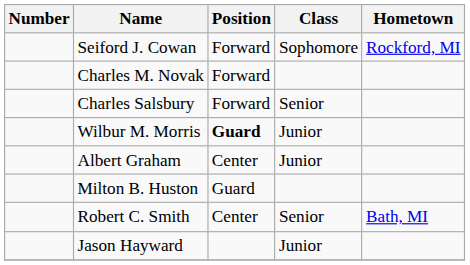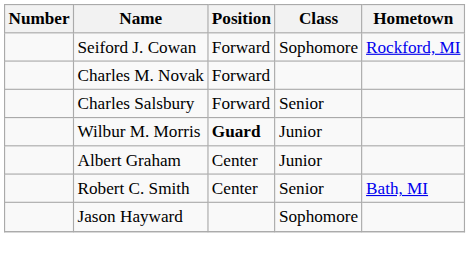- row: (138, 188)
(300, 245) Junior -> (319, 217) Sophomore
